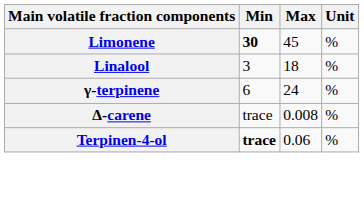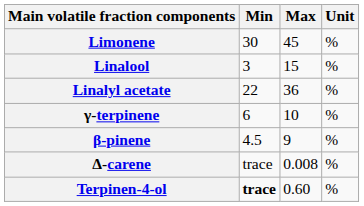(250, 41) bold -> (250, 41) normal
(291, 66) 18 -> (291, 66) 15
+ row: (122, 90)
(291, 90) 24 -> (291, 115) 10
+ row: (122, 139)
(297, 139) 0.06 -> (297, 189) 0.60
